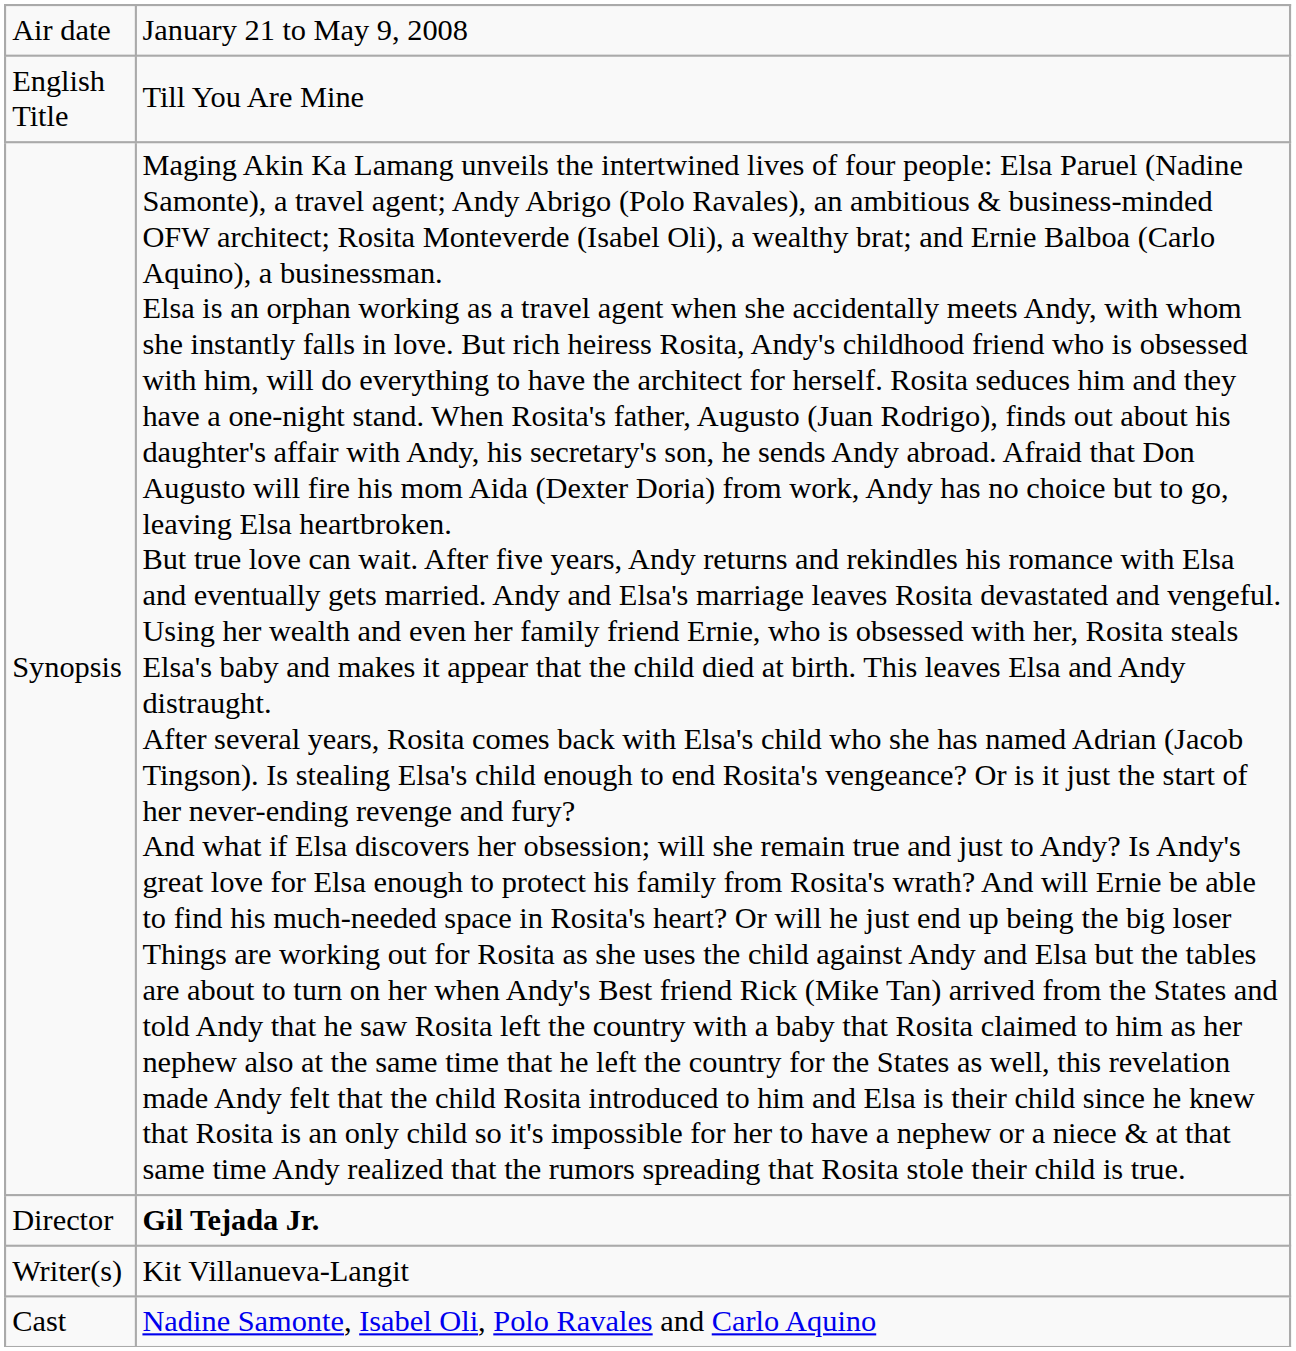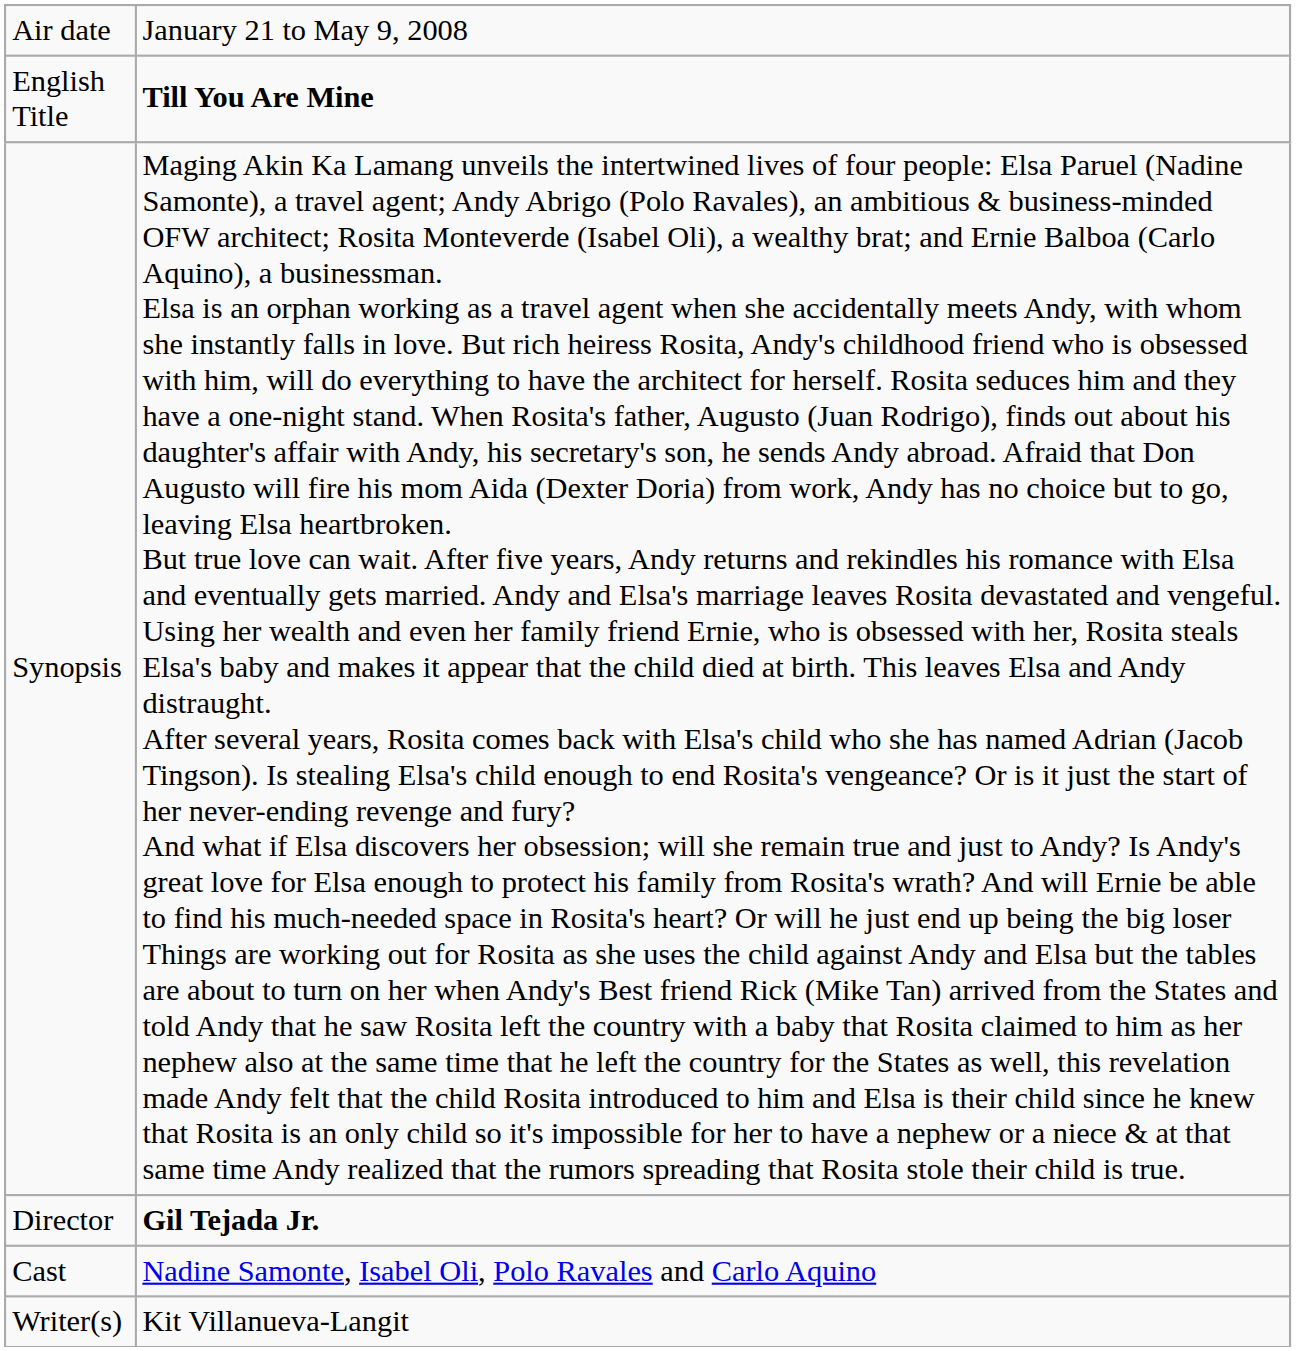(253, 97) normal -> (258, 97) bold
rows swapped: (67, 1270) <-> (39, 1320)
